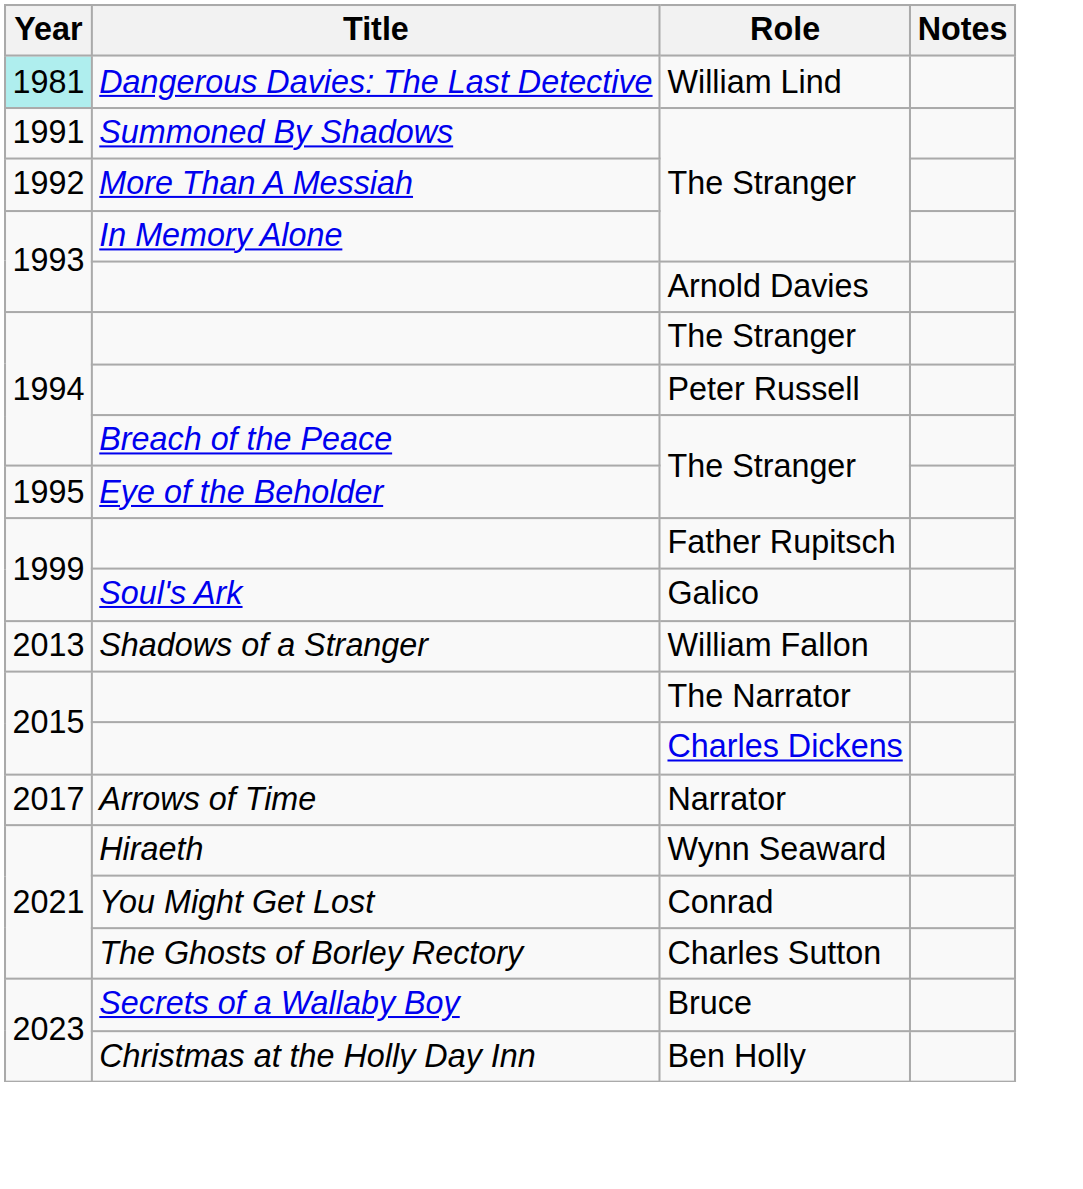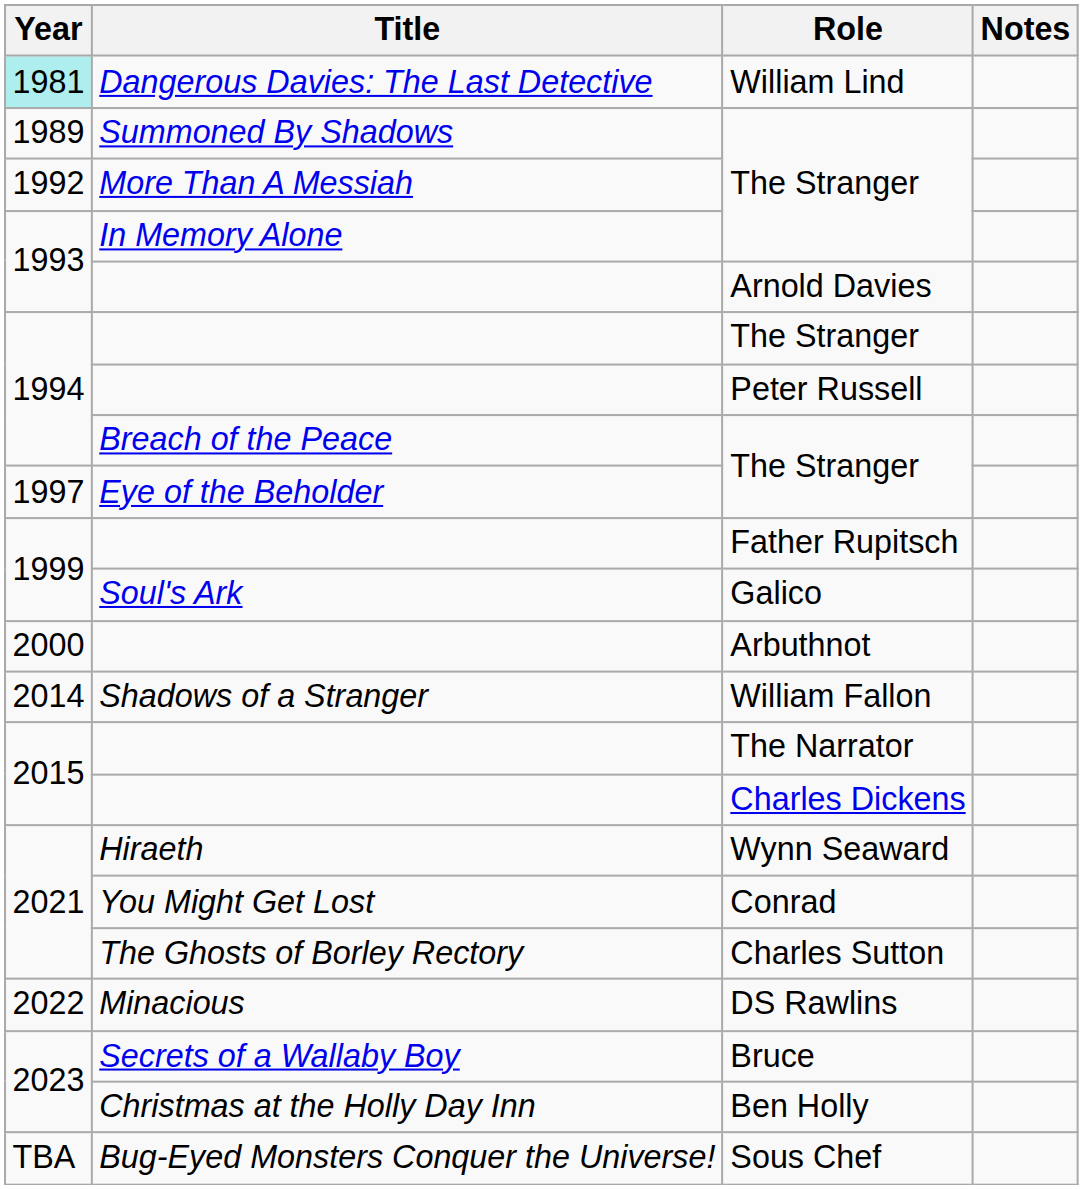(48, 132) 1991 -> (48, 132) 1989
(48, 491) 1995 -> (48, 491) 1997
+ row: (407, 646)
(48, 645) 2013 -> (48, 696) 2014
- row: (208, 798)
+ row: (172, 1004)
+ row: (407, 1157)
